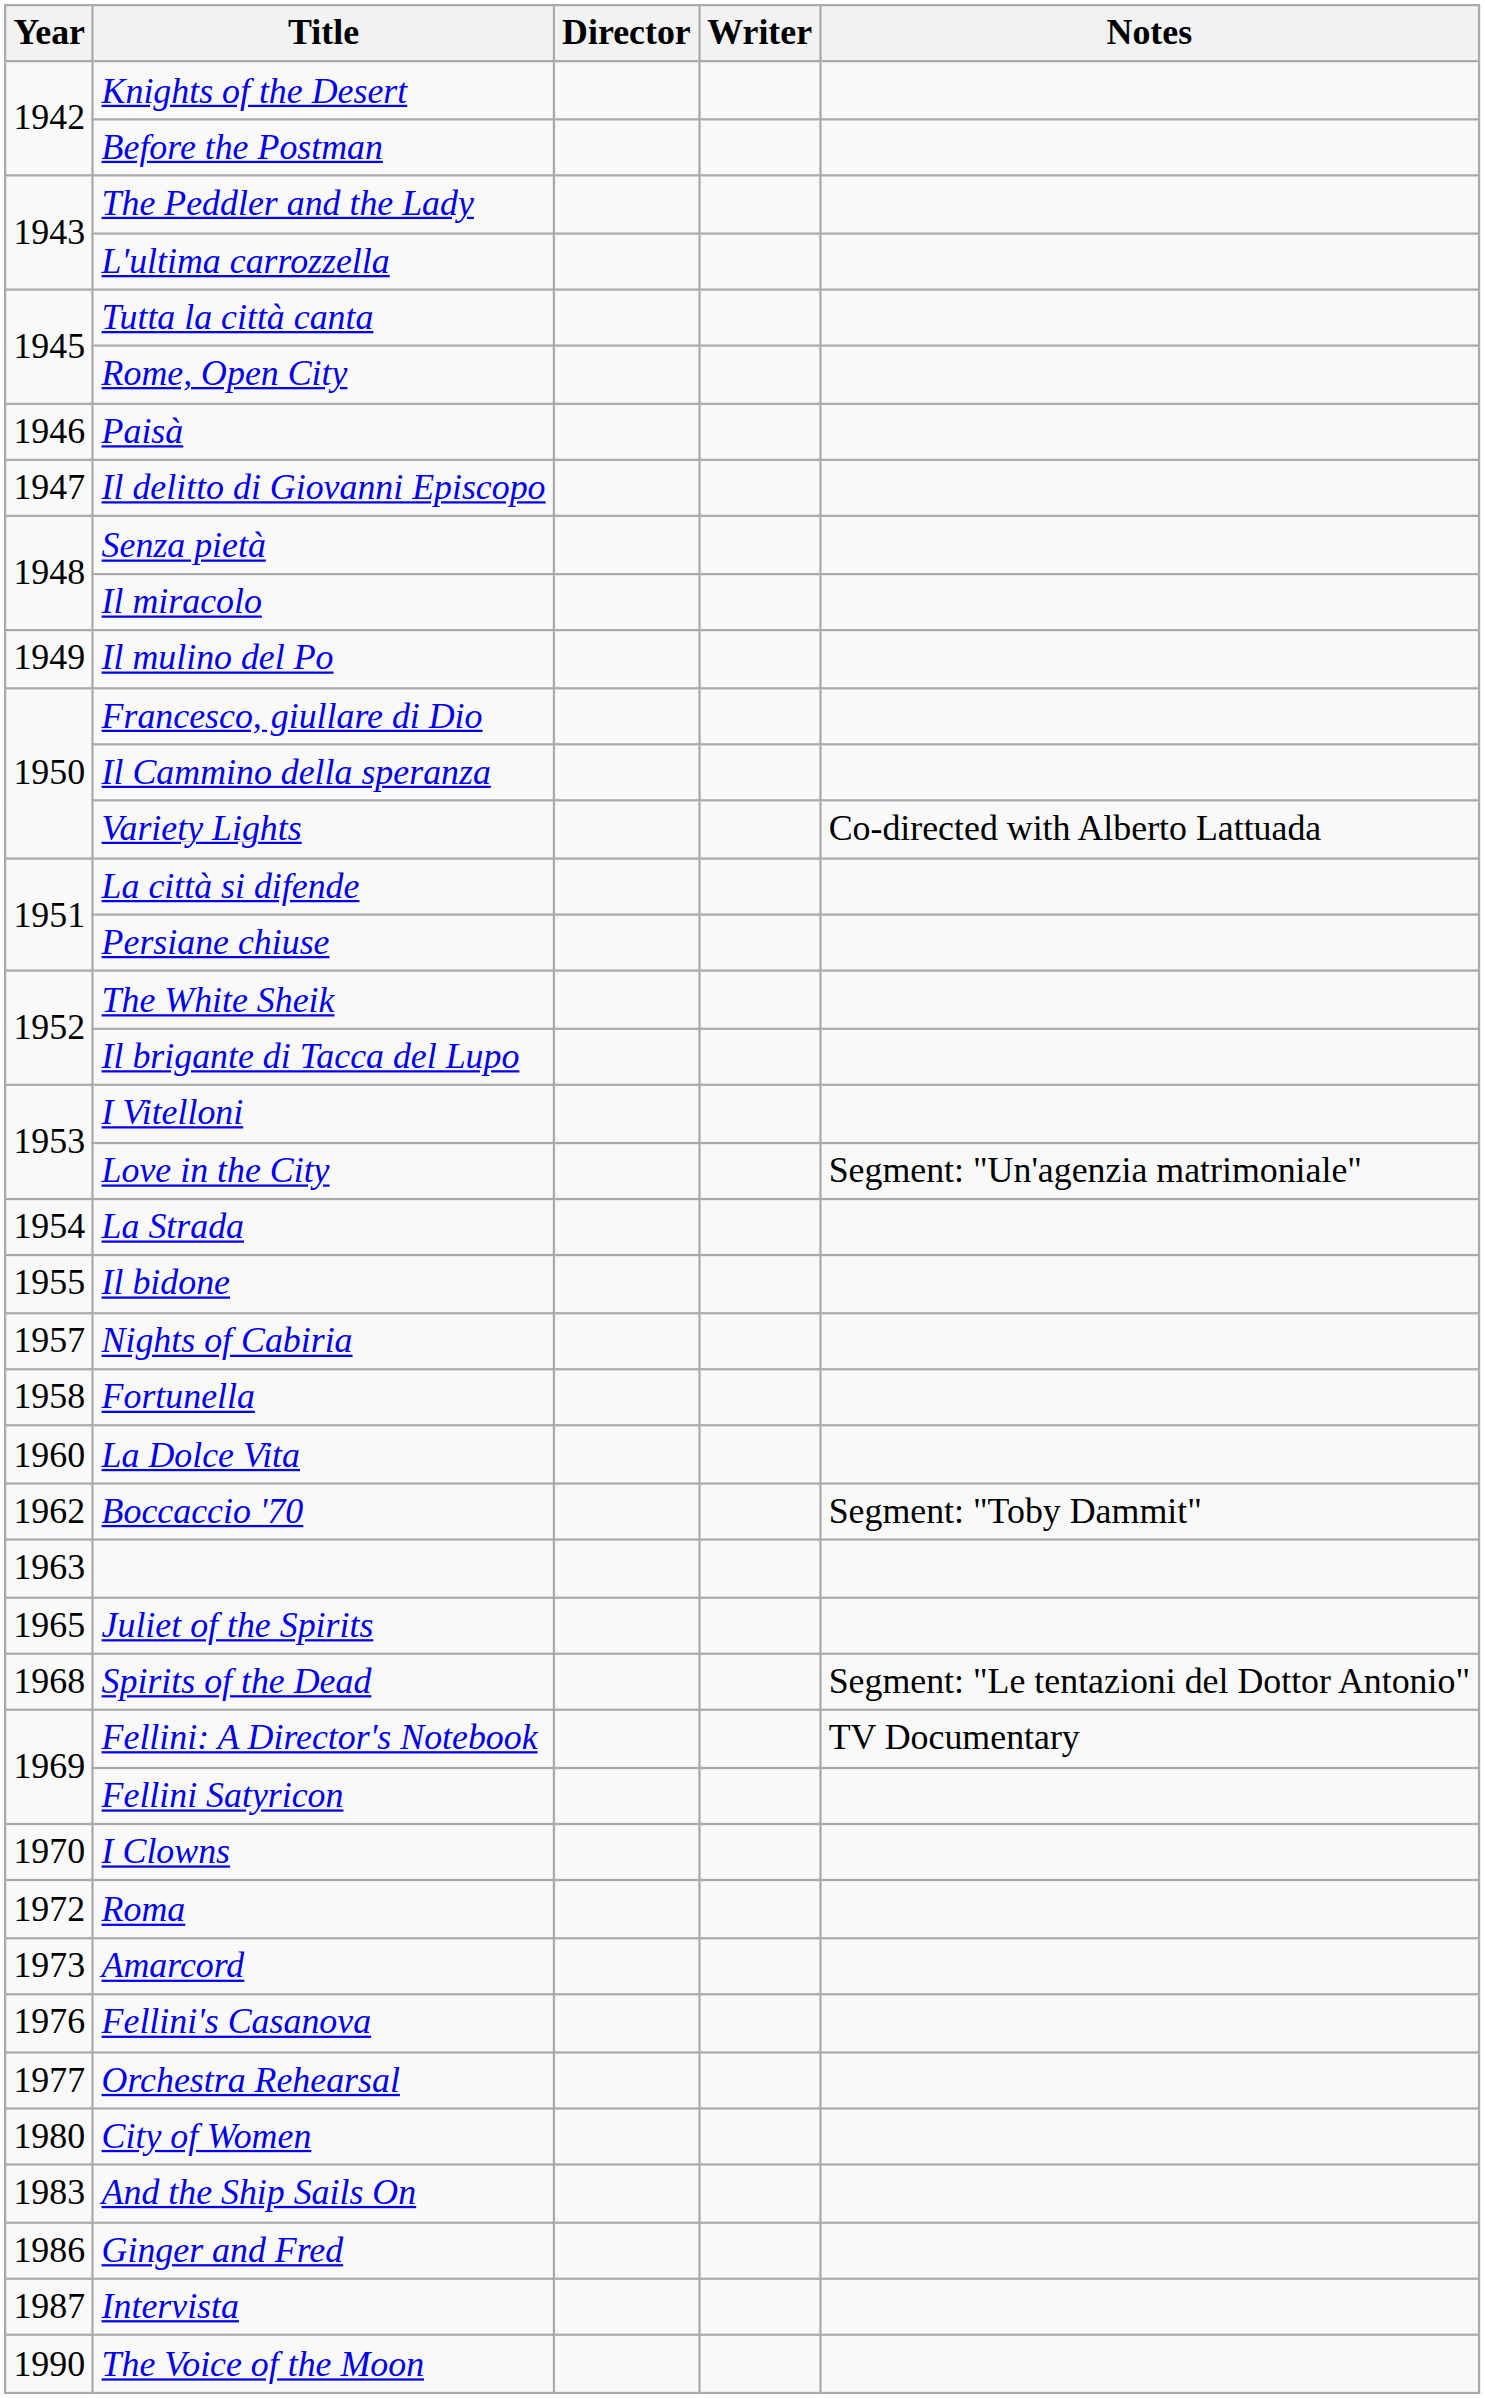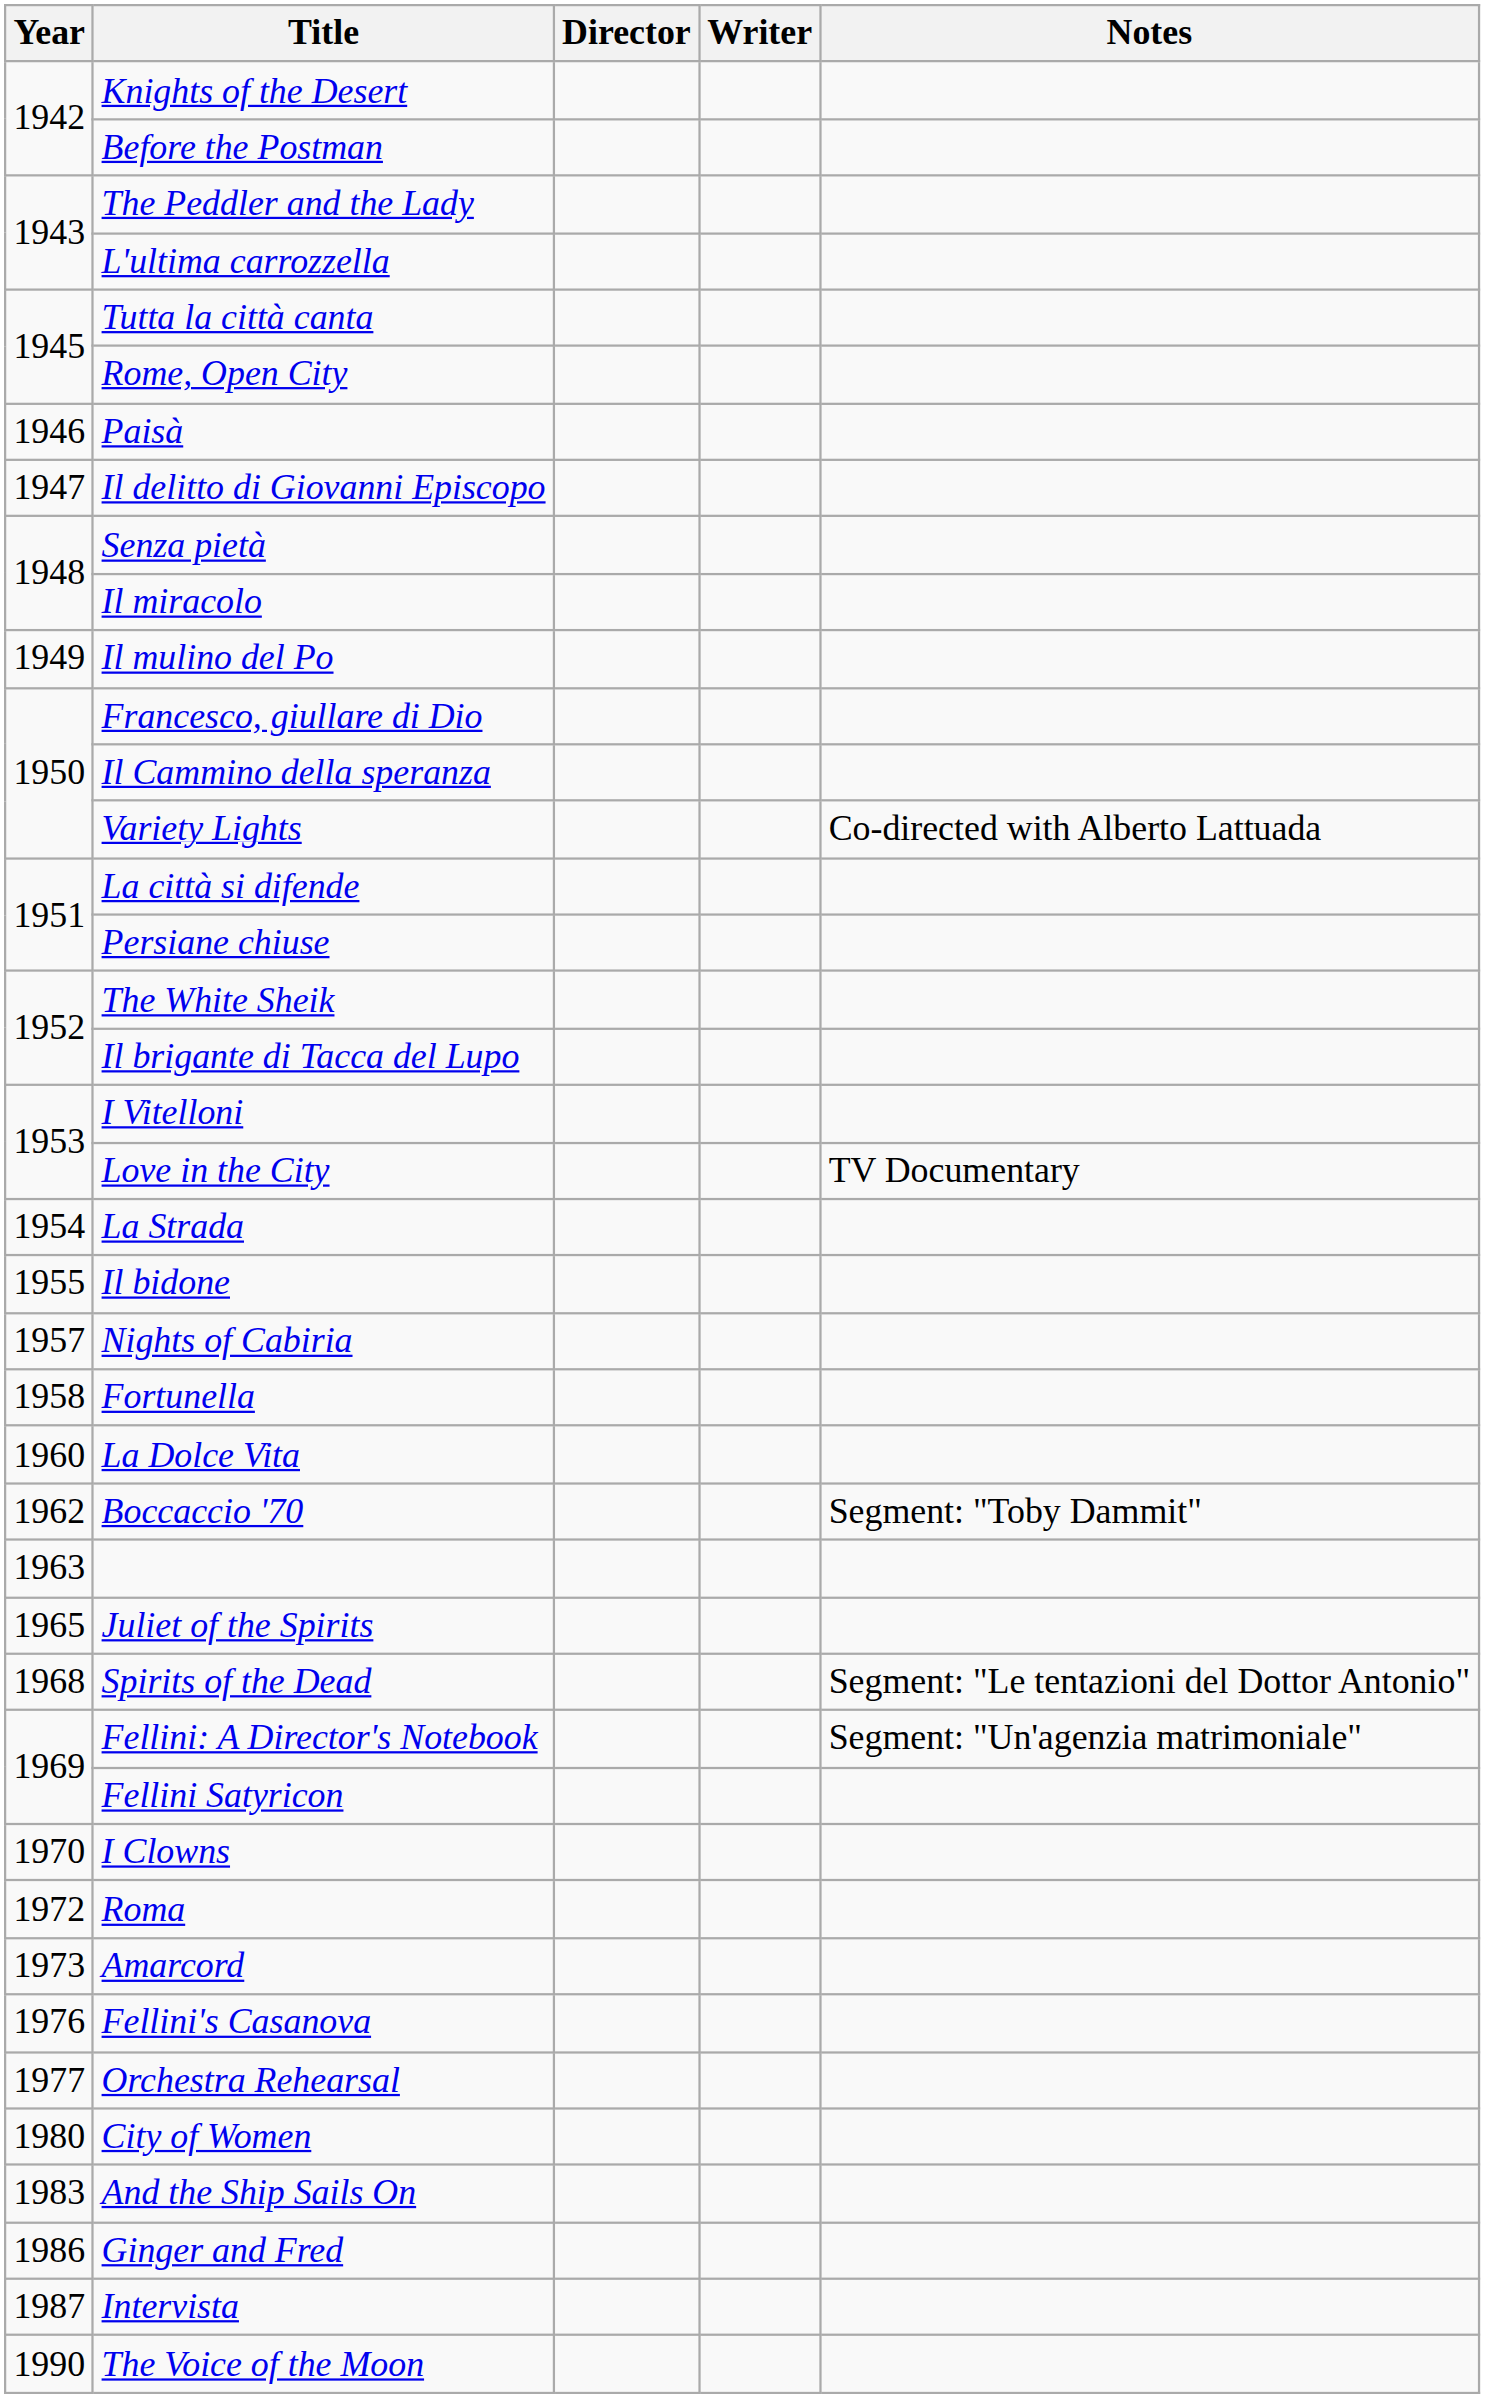(1095, 1169) Segment: "Un'agenzia matrimoniale" -> (954, 1169) TV Documentary
(954, 1738) TV Documentary -> (1095, 1738) Segment: "Un'agenzia matrimoniale"
